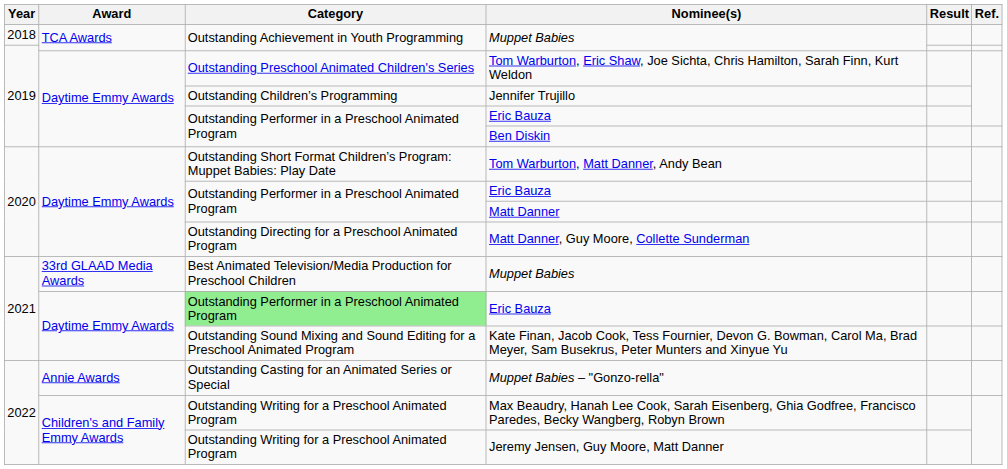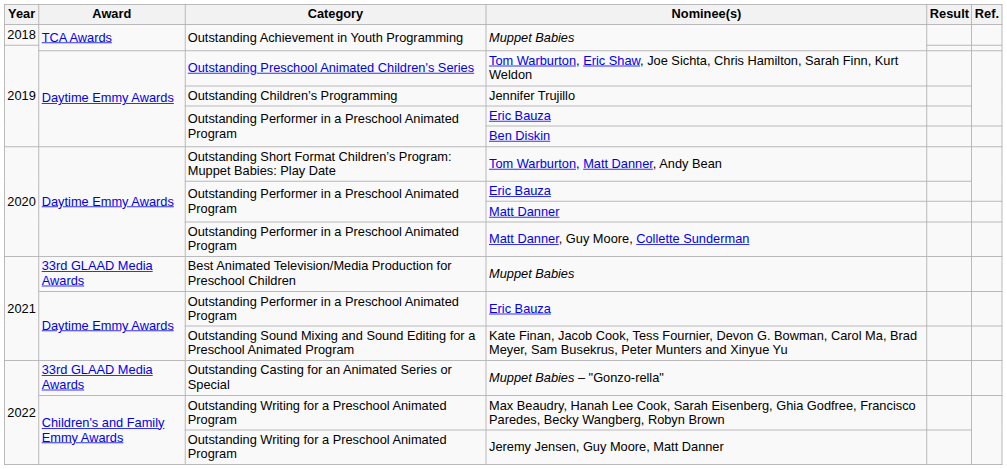(323, 239) Outstanding Directing for a Preschool Animated Program -> (323, 239) Outstanding Performer in a Preschool Animated Program
(323, 308) lightgreen background -> (323, 308) no background
(81, 378) Annie Awards -> (97, 378) 33rd GLAAD Media Awards
